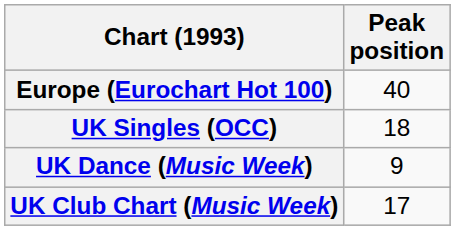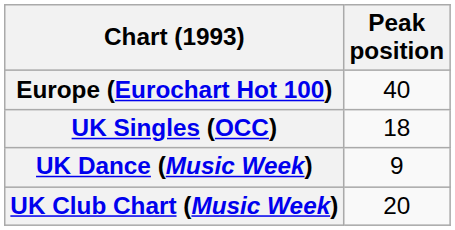(397, 205) 17 -> (397, 205) 20
